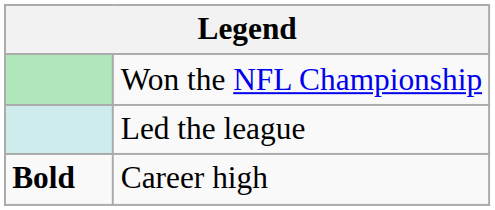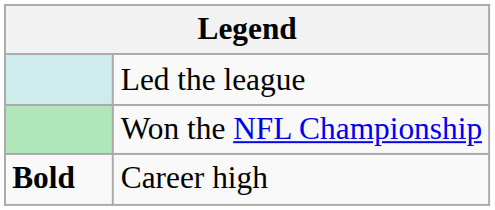rows swapped: (301, 79) <-> (213, 128)
